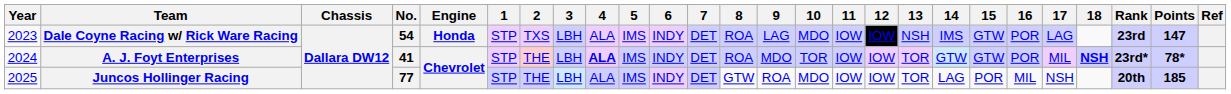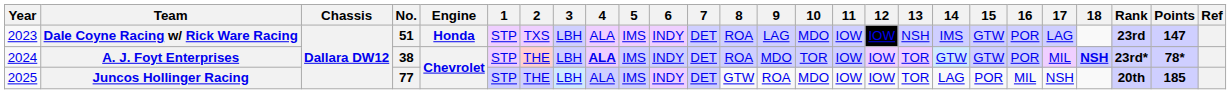(406, 36) 54 -> (406, 36) 51
(406, 57) 41 -> (406, 57) 38
